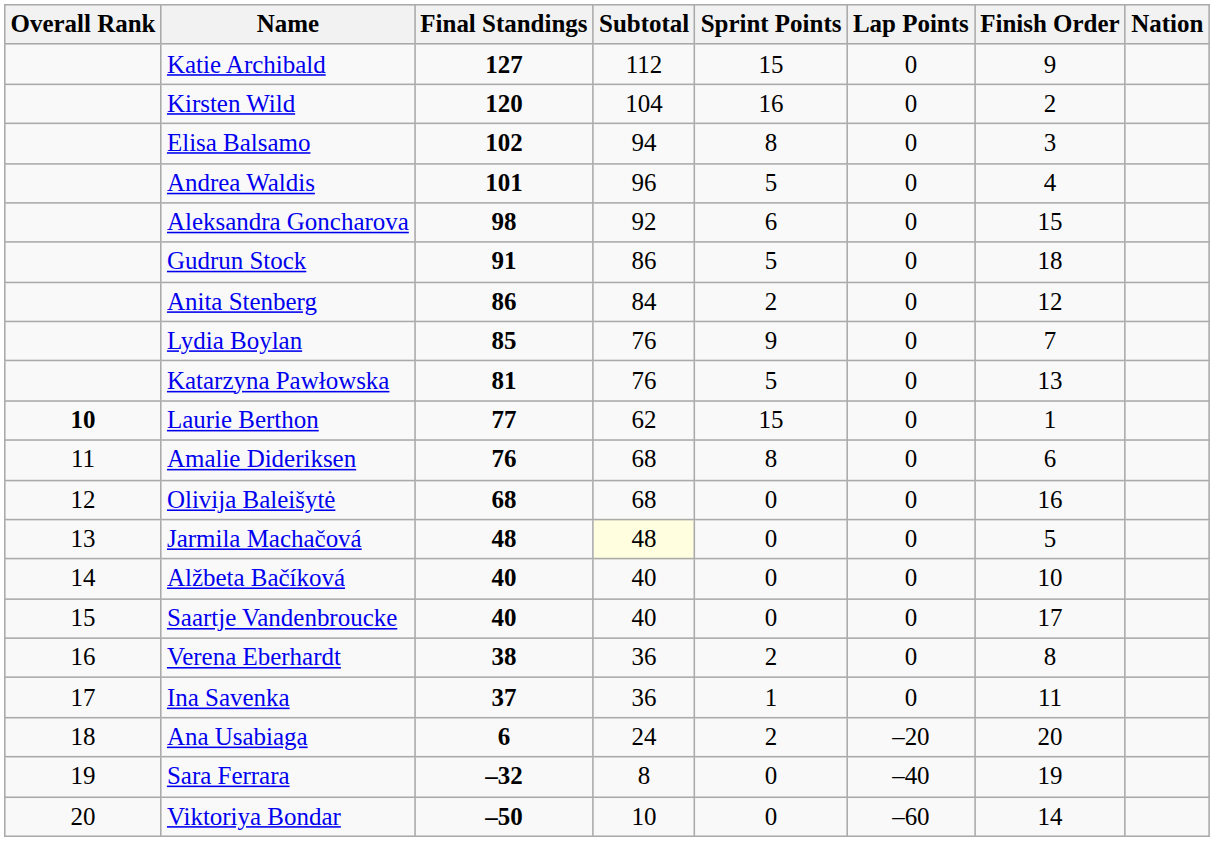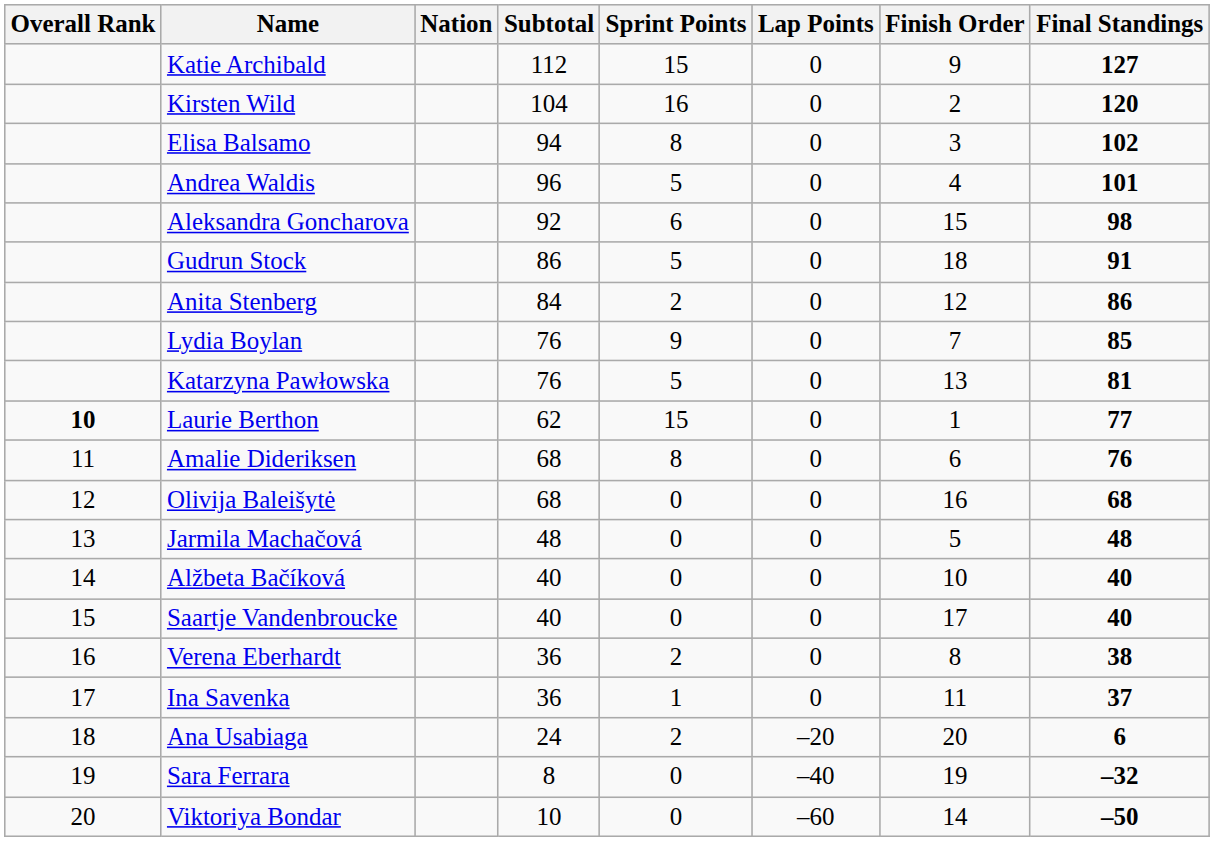columns swapped: (1167, 24) <-> (504, 24)
(644, 538) lightyellow background -> (549, 538) no background
